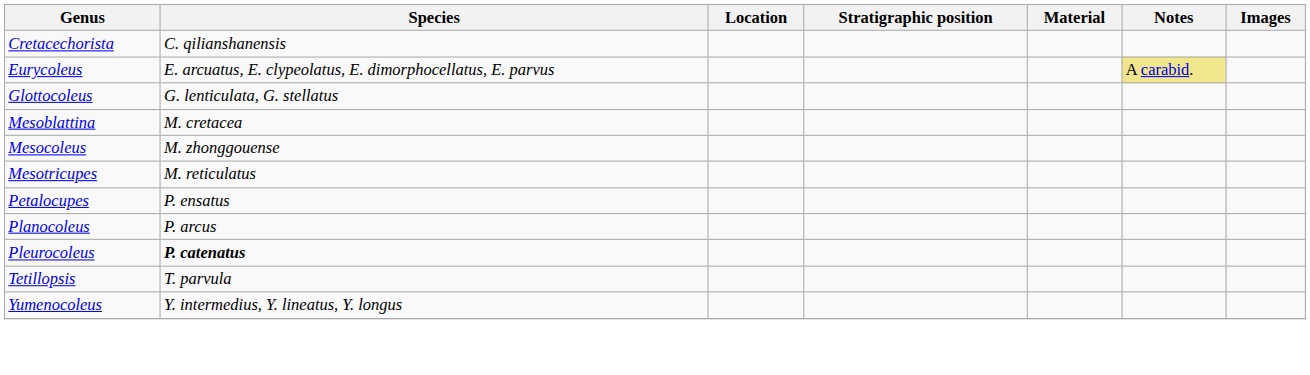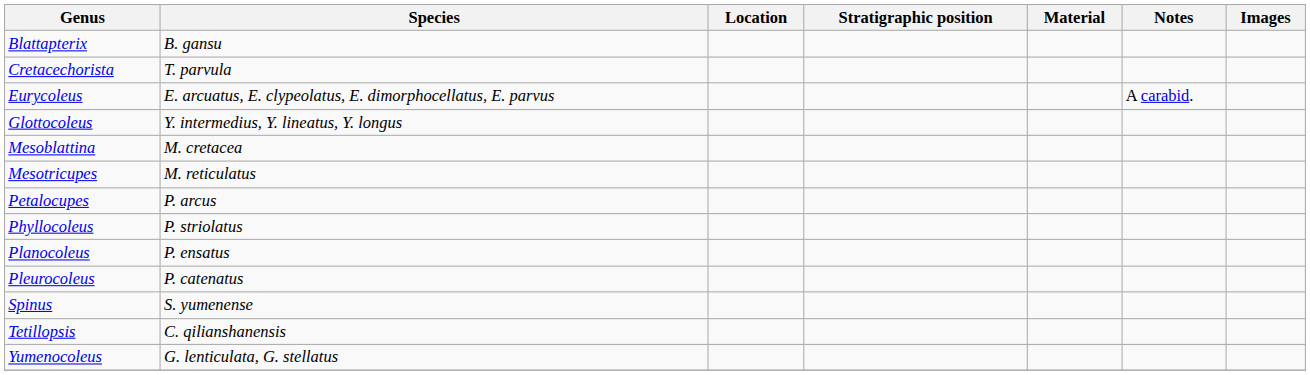+ row: (48, 43)
(225, 43) C. qilianshanensis -> (198, 69) T. parvula
(1160, 69) khaki background -> (1160, 95) no background
(251, 95) G. lenticulata, G. stellatus -> (283, 122) Y. intermedius, Y. lineatus, Y. longus
- row: (47, 148)
(197, 200) P. ensatus -> (190, 200) P. arcus
+ row: (51, 226)
(190, 226) P. arcus -> (197, 252) P. ensatus
(205, 252) bold -> (204, 278) normal
+ row: (30, 305)
(198, 278) T. parvula -> (225, 331) C. qilianshanensis
(283, 305) Y. intermedius, Y. lineatus, Y. longus -> (251, 357) G. lenticulata, G. stellatus
